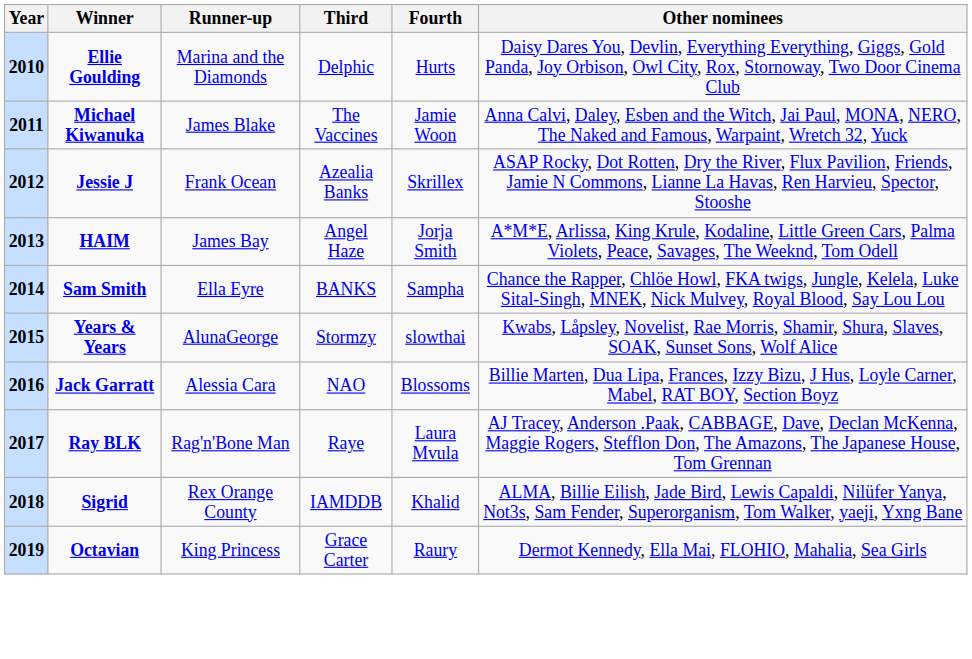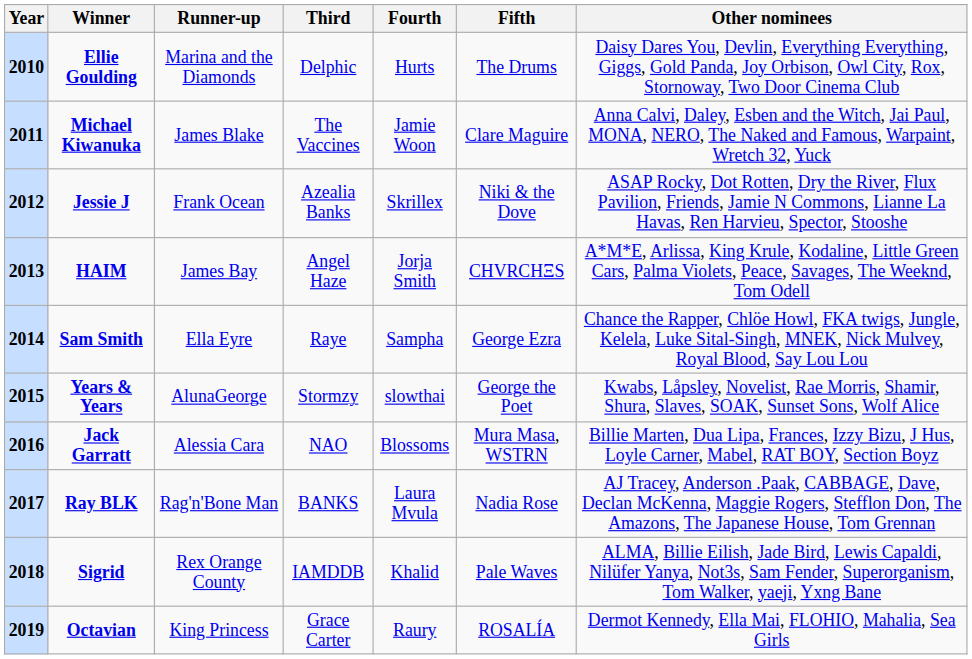+ column: (517, 18)
(346, 289) BANKS -> (328, 339) Raye
(346, 443) Raye -> (328, 503) BANKS
